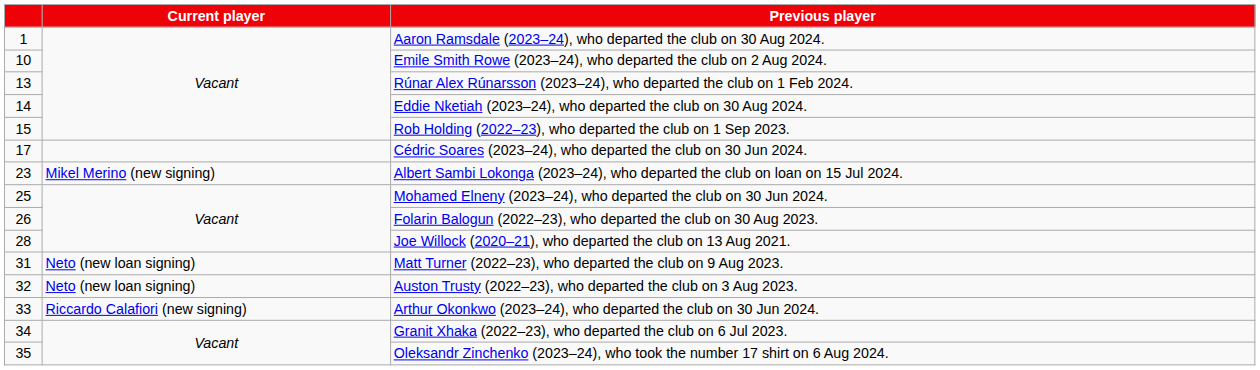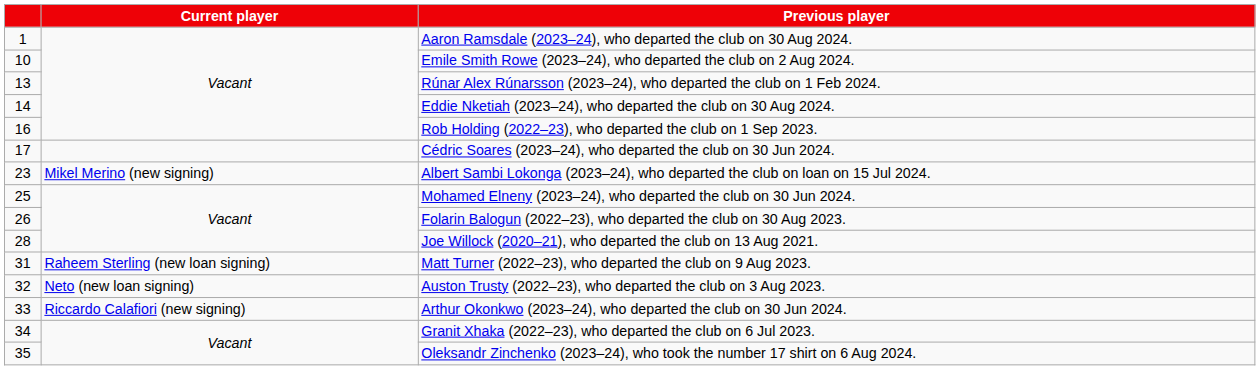(23, 129) 15 -> (23, 129) 16
(120, 264) Neto (new loan signing) -> (157, 264) Raheem Sterling (new loan signing)
